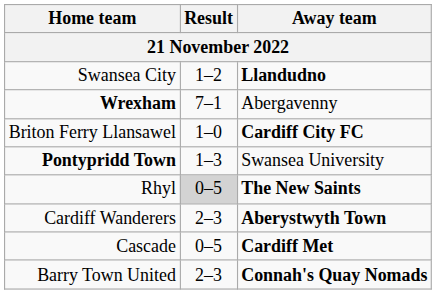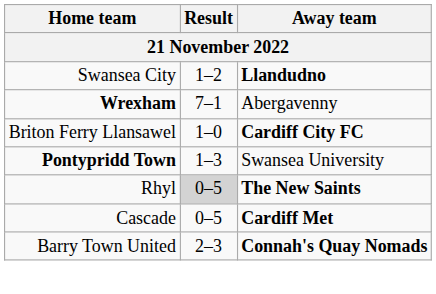- row: (110, 217)
